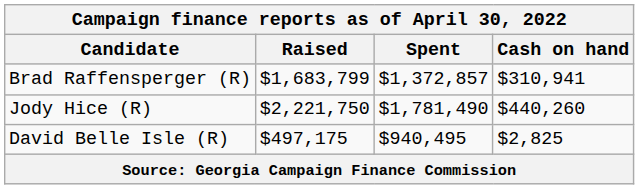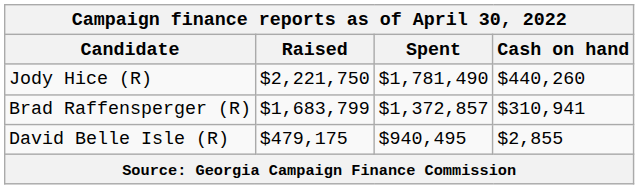rows swapped: (130, 79) <-> (81, 109)
(304, 139) $497,175 -> (304, 139) $479,175
(530, 139) $2,825 -> (530, 139) $2,855
